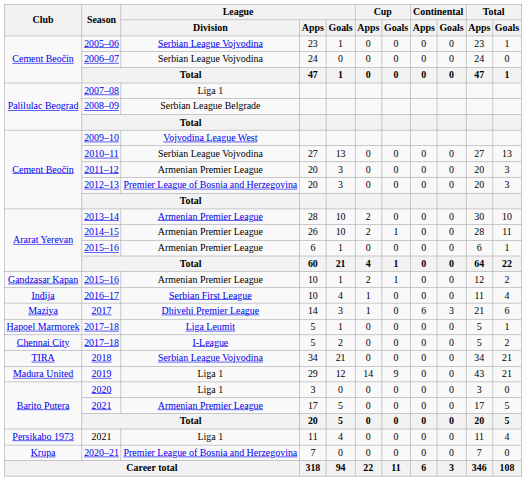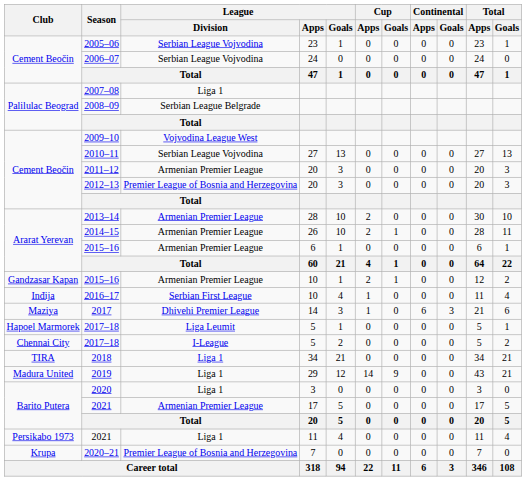(210, 358) Serbian League Vojvodina -> (210, 358) Liga 1
